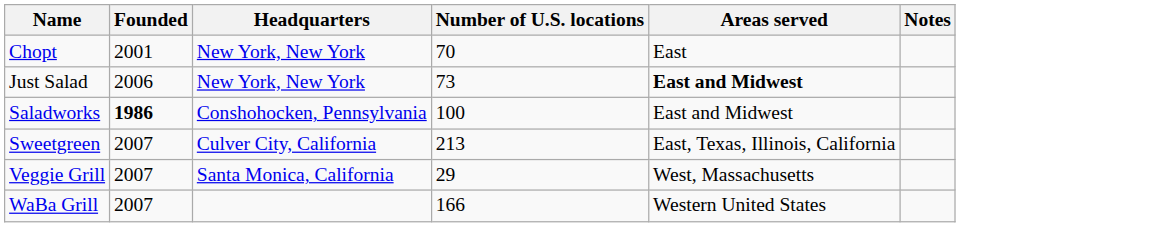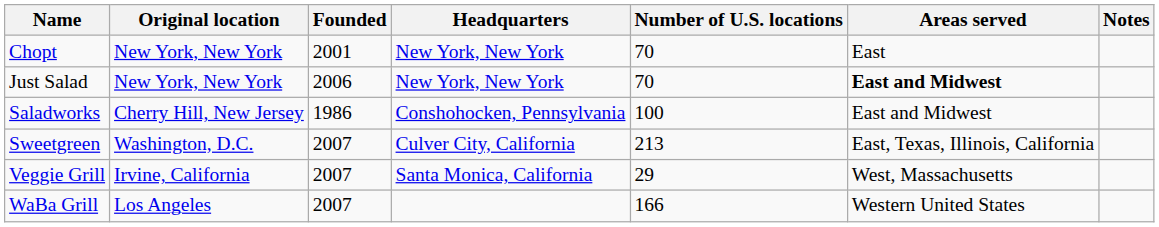+ column: (209, 19)
(445, 81) 73 -> (644, 81) 70
(134, 112) bold -> (332, 112) normal
